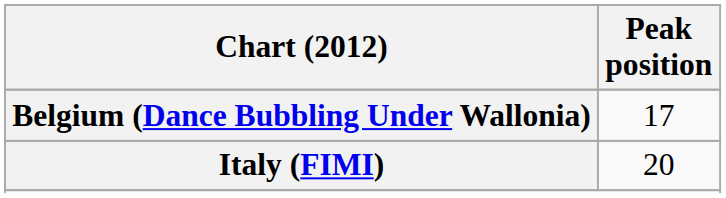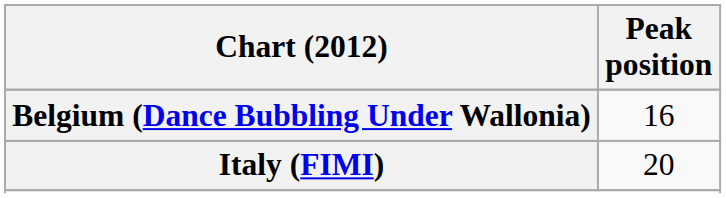(659, 114) 17 -> (659, 114) 16
